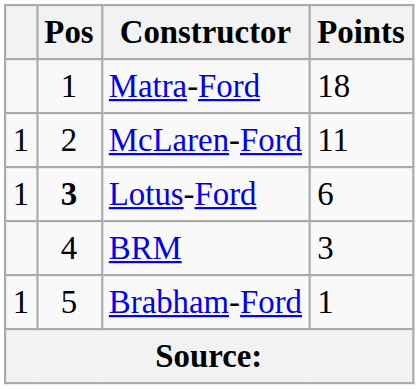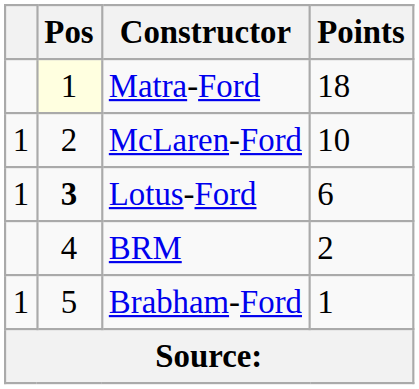(69, 85) no background -> (69, 85) lightyellow background
(333, 140) 11 -> (334, 140) 10
(325, 248) 3 -> (325, 248) 2
